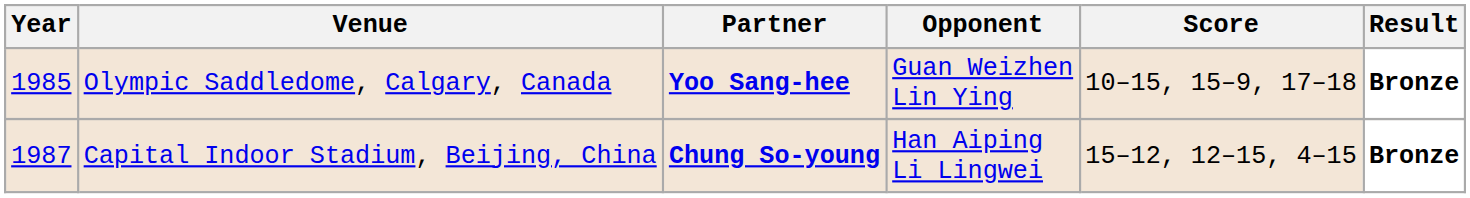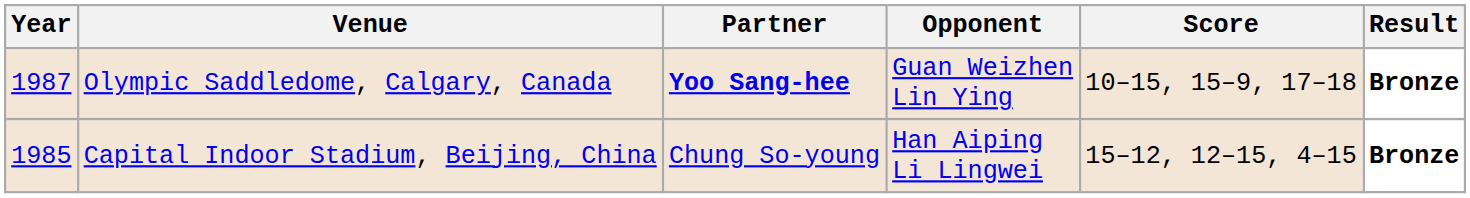(41, 83) 1985 -> (41, 83) 1987
(41, 156) 1987 -> (41, 156) 1985
(774, 156) bold -> (774, 156) normal
